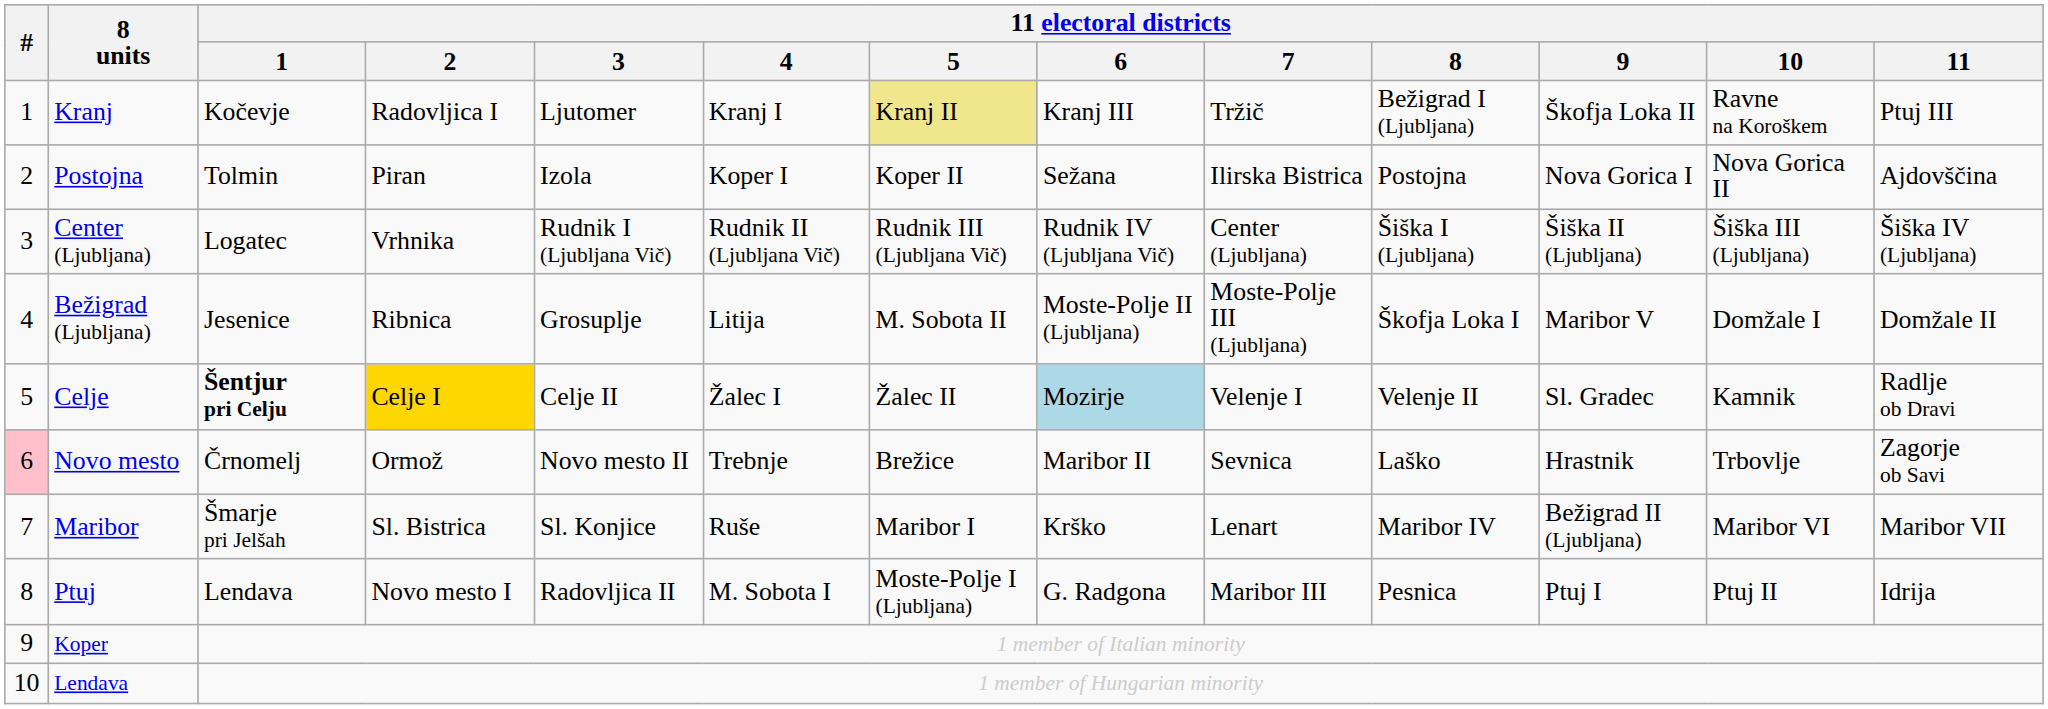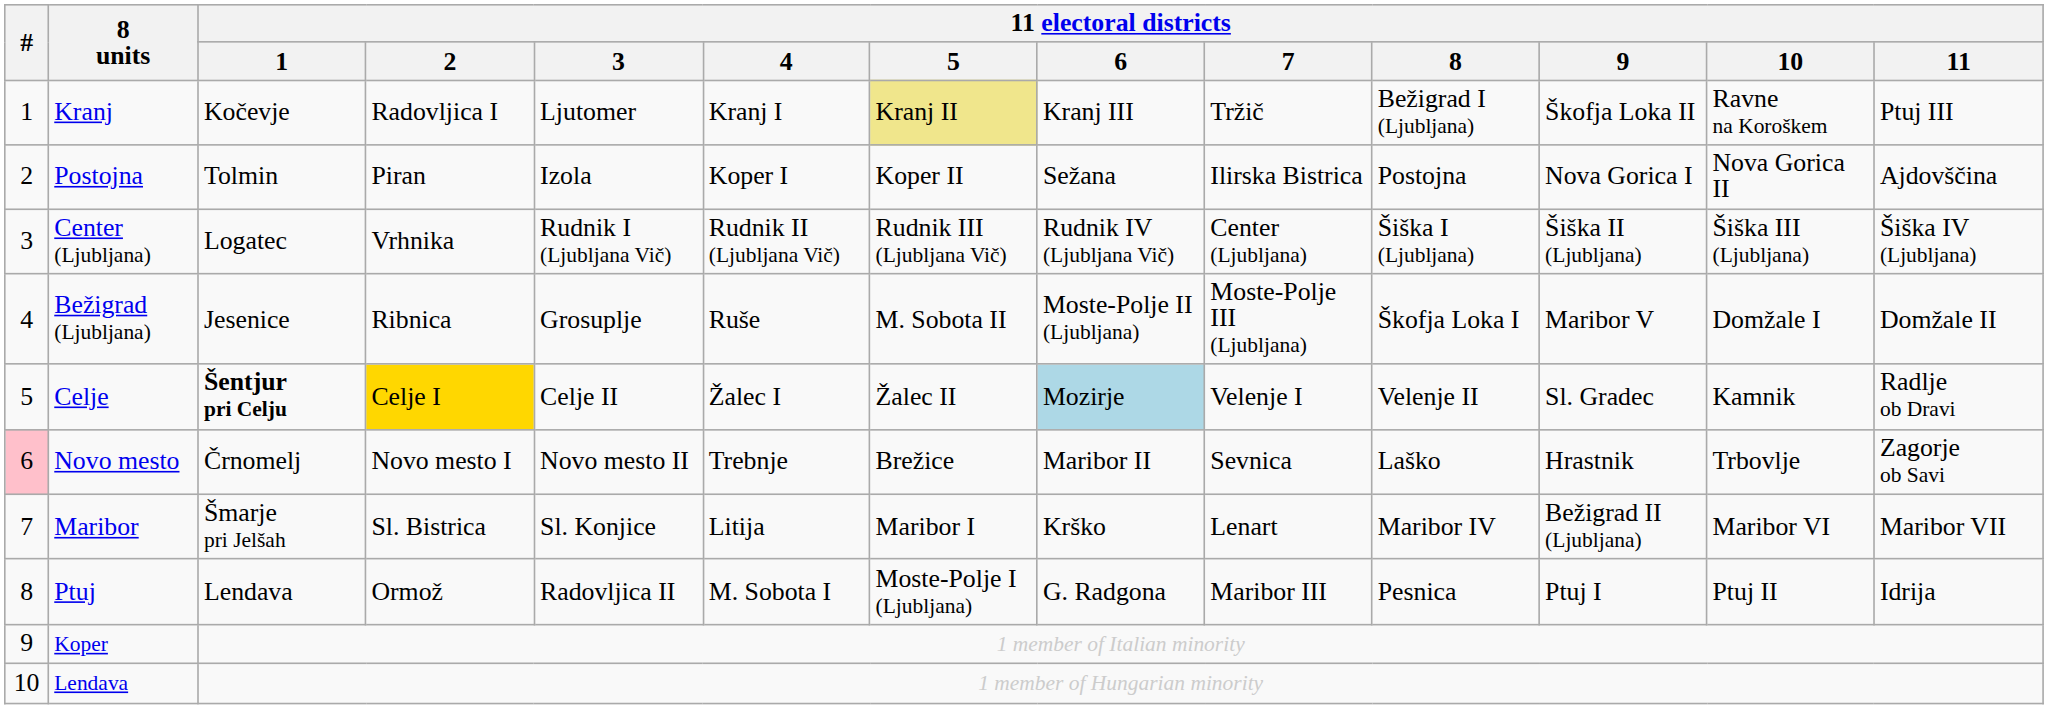(737, 318) Litija -> (735, 318) Ruše
(407, 461) Ormož -> (442, 461) Novo mesto I
(735, 526) Ruše -> (737, 526) Litija
(442, 591) Novo mesto I -> (407, 591) Ormož
